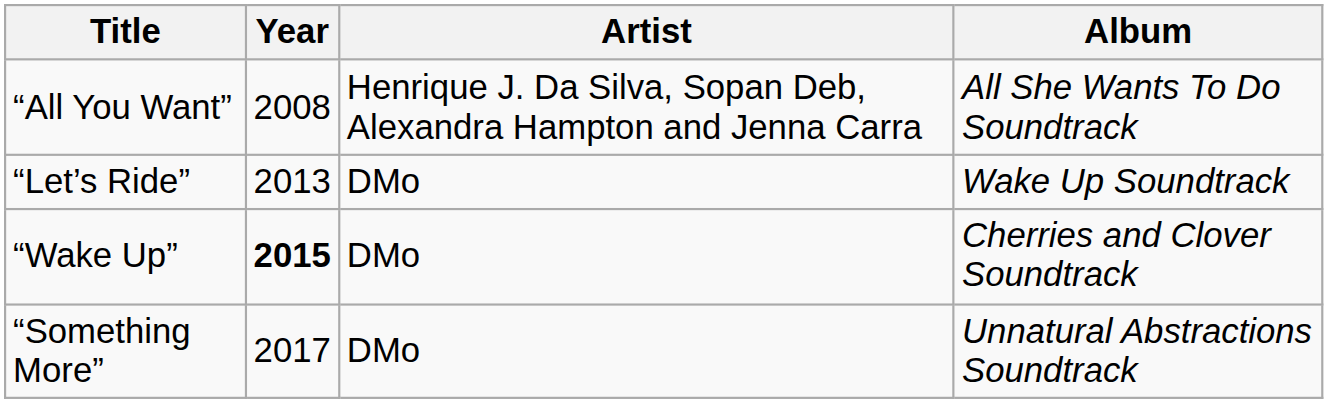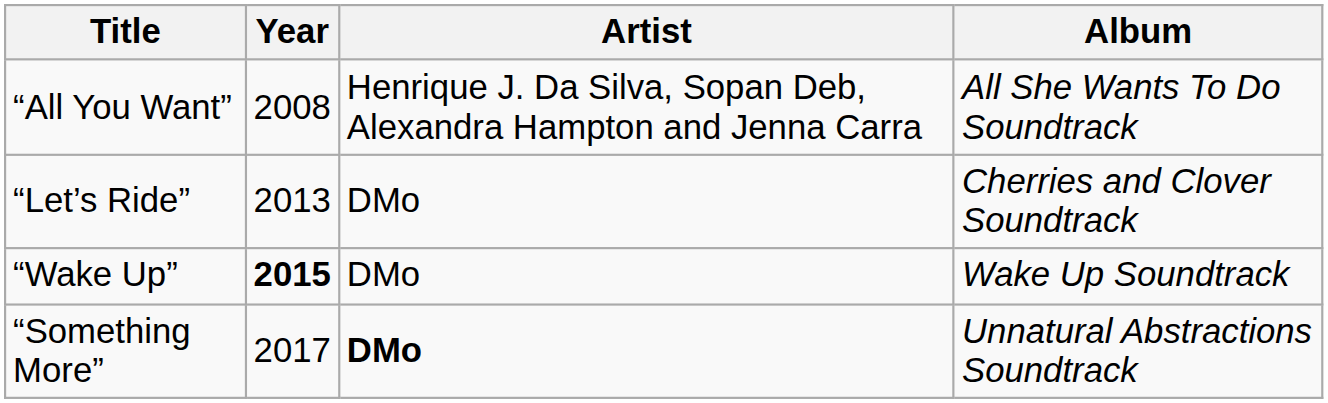(1126, 181) Wake Up Soundtrack -> (1116, 200) Cherries and Clover Soundtrack
(1116, 255) Cherries and Clover Soundtrack -> (1126, 275) Wake Up Soundtrack
(384, 349) normal -> (384, 349) bold
